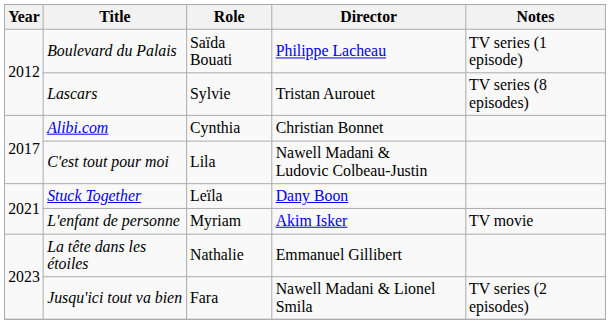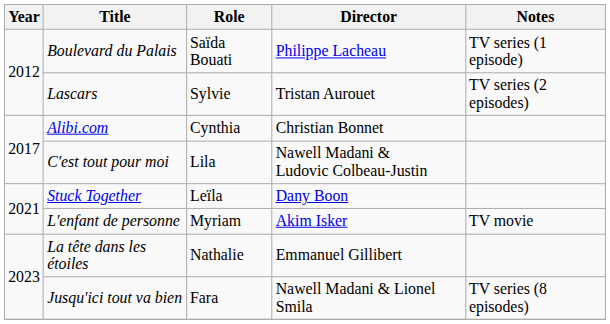(508, 94) TV series (8 episodes) -> (508, 94) TV series (2 episodes)
(508, 298) TV series (2 episodes) -> (508, 298) TV series (8 episodes)
